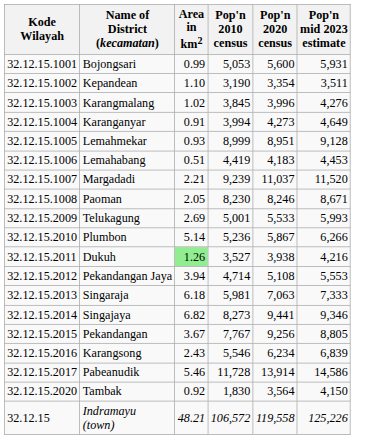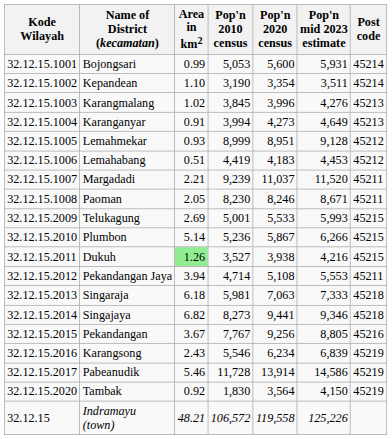+ column: (369, 29)
